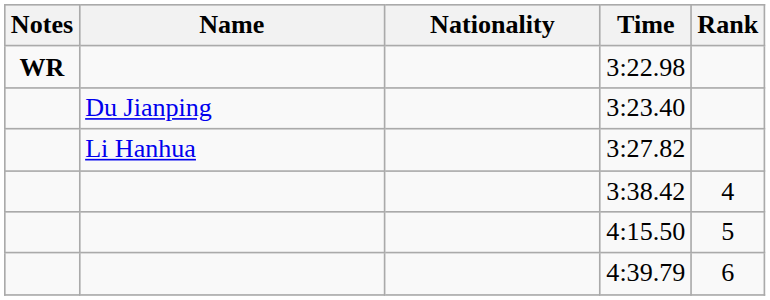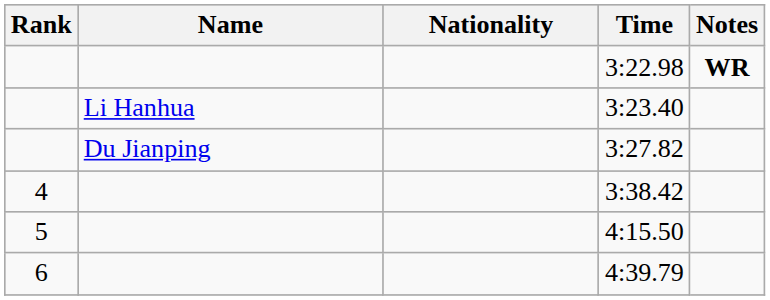columns swapped: (728, 25) <-> (42, 25)
(149, 107) Du Jianping -> (139, 107) Li Hanhua
(141, 149) Li Hanhua -> (147, 149) Du Jianping
